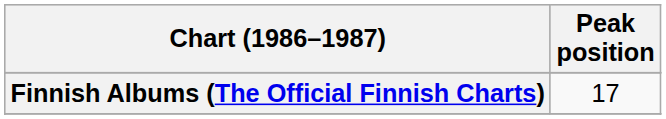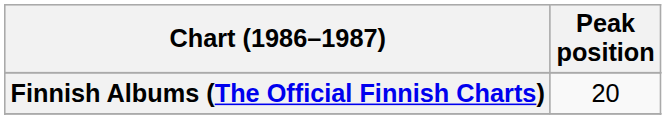(606, 93) 17 -> (606, 93) 20
